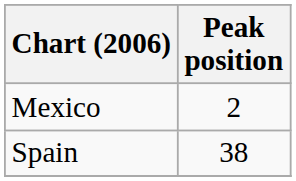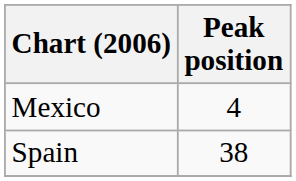(234, 106) 2 -> (234, 106) 4
